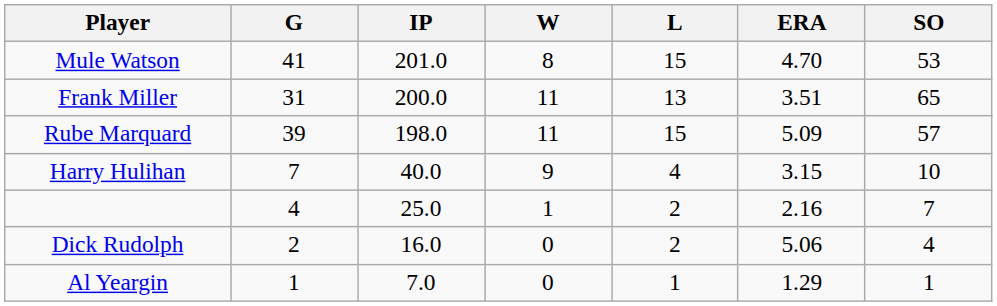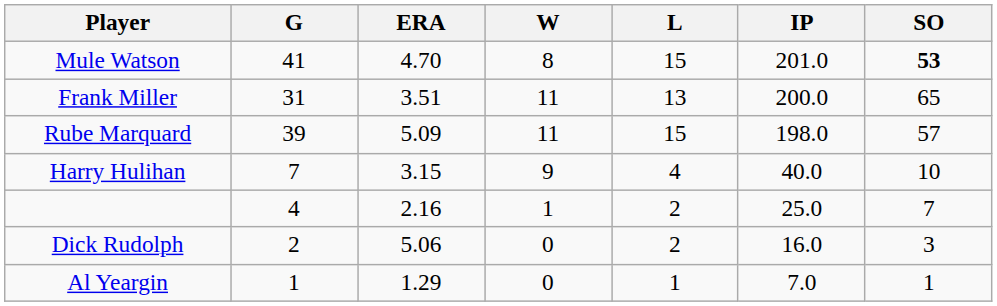columns swapped: (421, 23) <-> (802, 23)
(929, 60) normal -> (929, 60) bold
(929, 245) 4 -> (929, 245) 3
